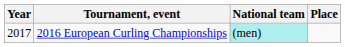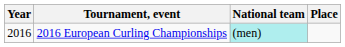(19, 33) 2017 -> (19, 33) 2016
